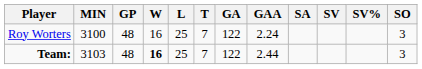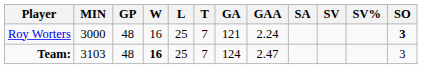(93, 34) 3100 -> (93, 34) 3000
(231, 34) 122 -> (231, 34) 121
(402, 34) normal -> (402, 34) bold
(231, 53) 122 -> (231, 53) 124
(268, 53) 2.44 -> (268, 53) 2.47
